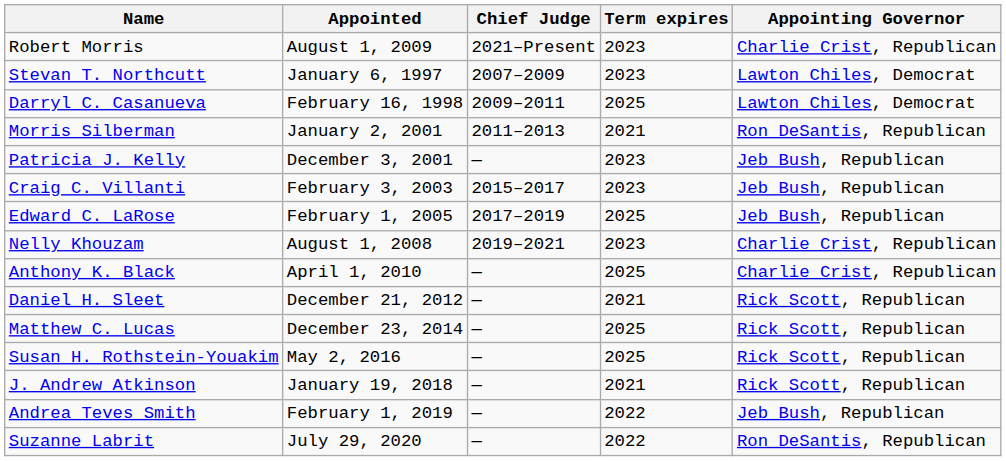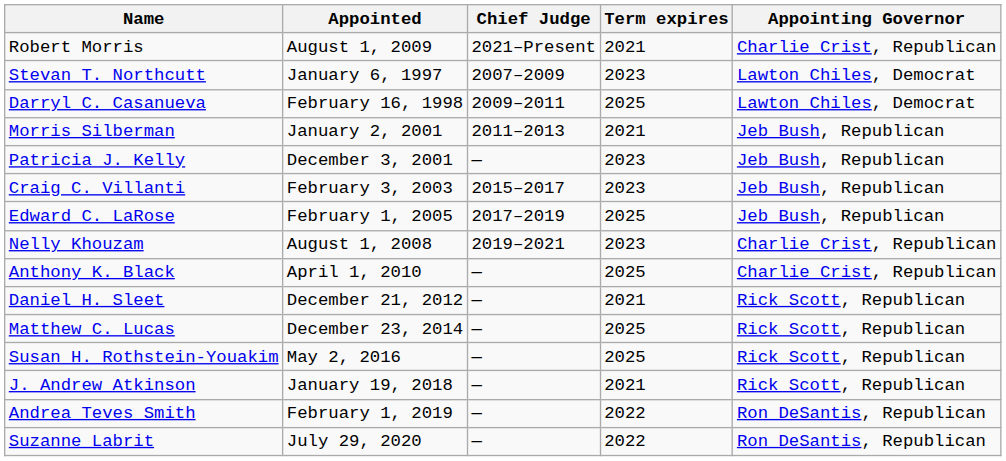(625, 47) 2023 -> (625, 47) 2021
(861, 131) Ron DeSantis, Republican -> (841, 131) Jeb Bush, Republican
(841, 413) Jeb Bush, Republican -> (861, 413) Ron DeSantis, Republican
